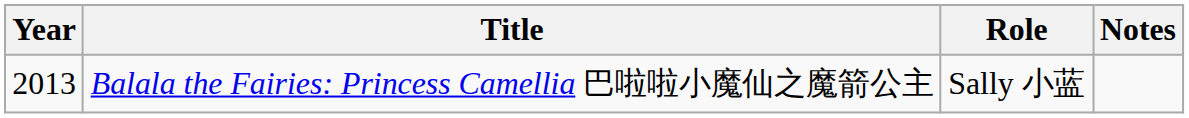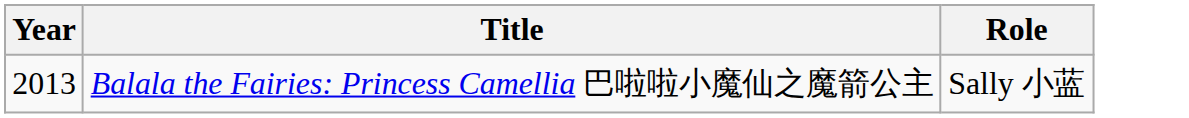- column: (1138, 29)
